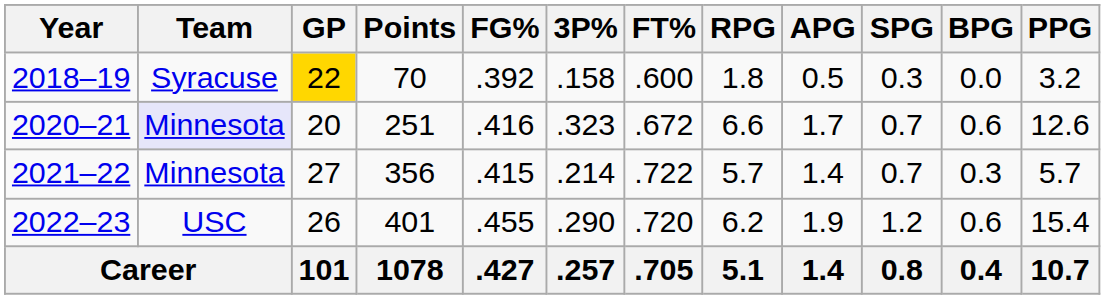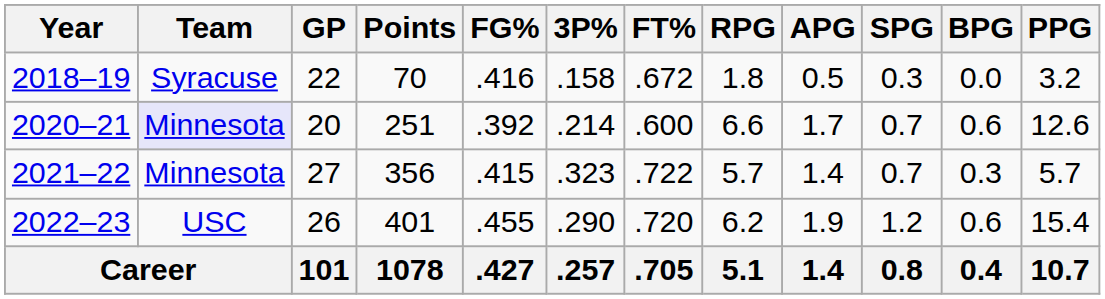(324, 76) gold background -> (324, 76) no background
(505, 76) .392 -> (505, 76) .416
(664, 76) .600 -> (664, 76) .672
(505, 125) .416 -> (505, 125) .392
(586, 125) .323 -> (586, 125) .214
(664, 125) .672 -> (664, 125) .600
(586, 173) .214 -> (586, 173) .323
